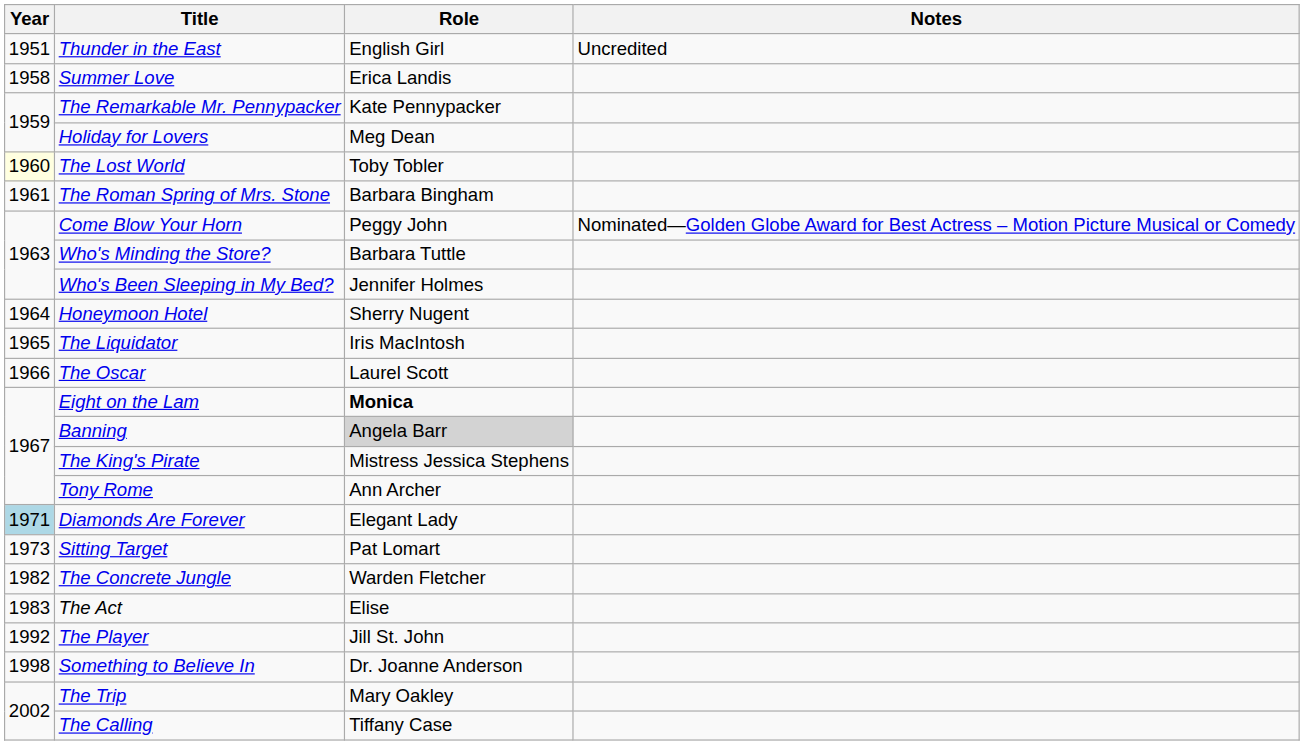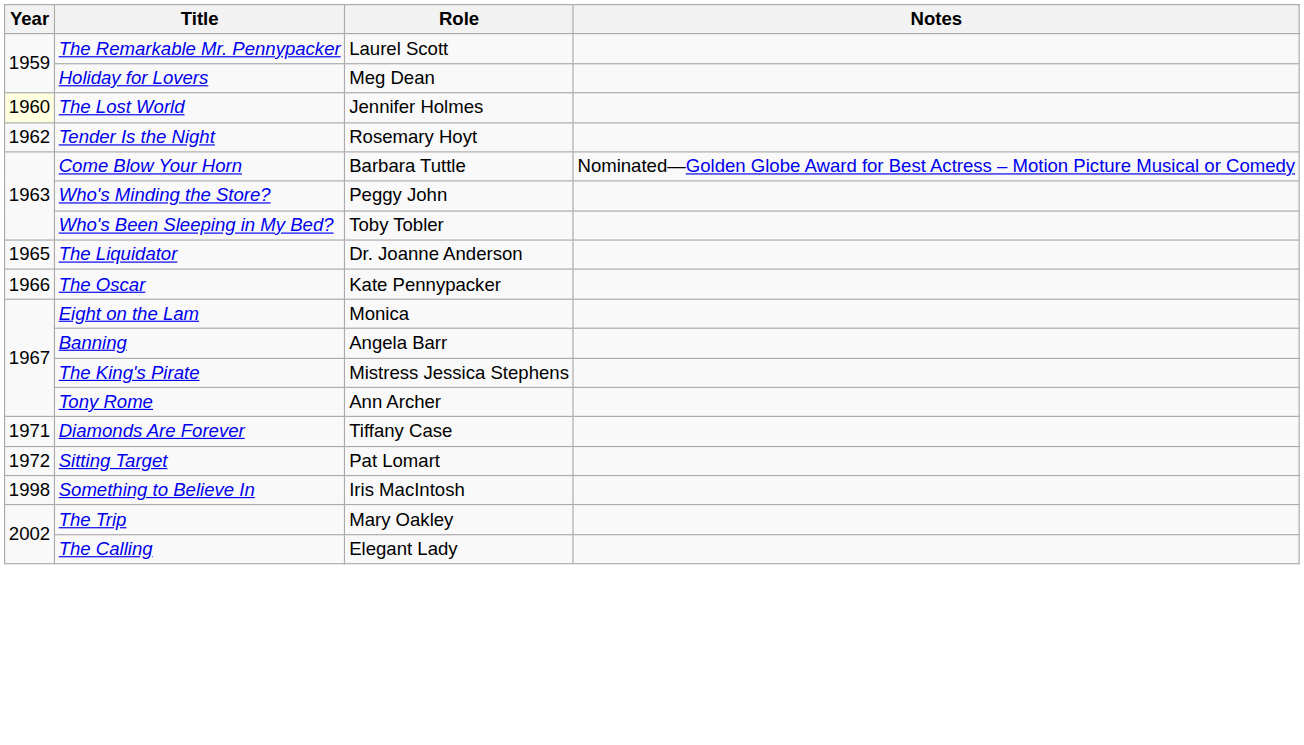- row: (140, 48)
- row: (116, 78)
(425, 107) Kate Pennypacker -> (399, 48) Laurel Scott
(396, 166) Toby Tobler -> (416, 107) Jennifer Holmes
- row: (194, 195)
+ row: (137, 136)
(398, 225) Peggy John -> (407, 166) Barbara Tuttle
(407, 254) Barbara Tuttle -> (398, 195) Peggy John
(416, 284) Jennifer Holmes -> (396, 225) Toby Tobler
- row: (133, 313)
(407, 343) Iris MacIntosh -> (436, 254) Dr. Joanne Anderson
(399, 372) Laurel Scott -> (425, 284) Kate Pennypacker
(381, 401) bold -> (379, 313) normal
(398, 431) lightgrey background -> (398, 343) no background
(30, 519) lightblue background -> (30, 431) no background
(403, 519) Elegant Lady -> (401, 431) Tiffany Case
(30, 549) 1973 -> (30, 460) 1972
- row: (145, 578)
- row: (90, 607)
- row: (104, 637)
(436, 666) Dr. Joanne Anderson -> (407, 490) Iris MacIntosh
(401, 725) Tiffany Case -> (403, 549) Elegant Lady
